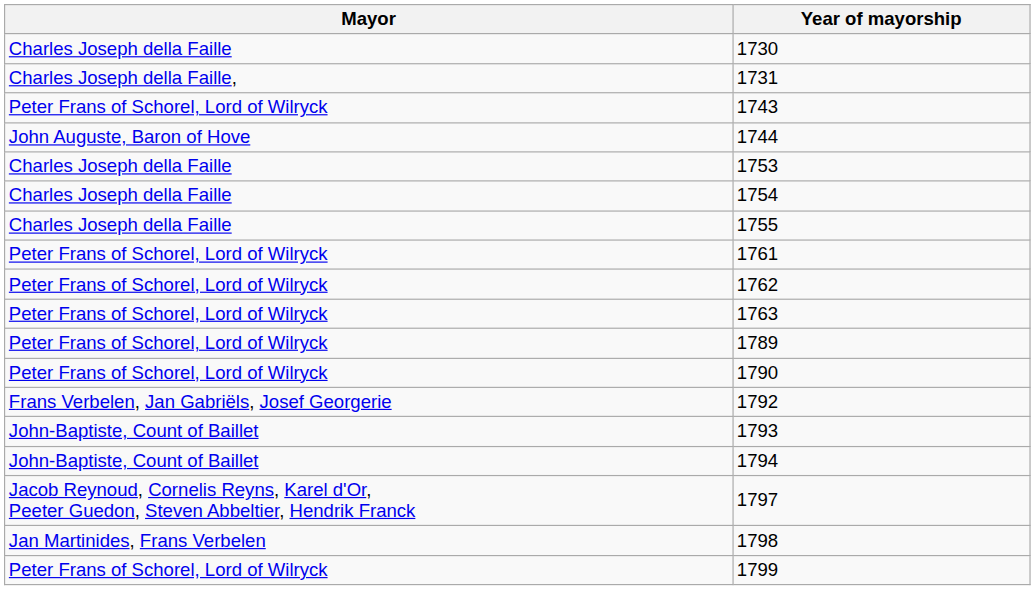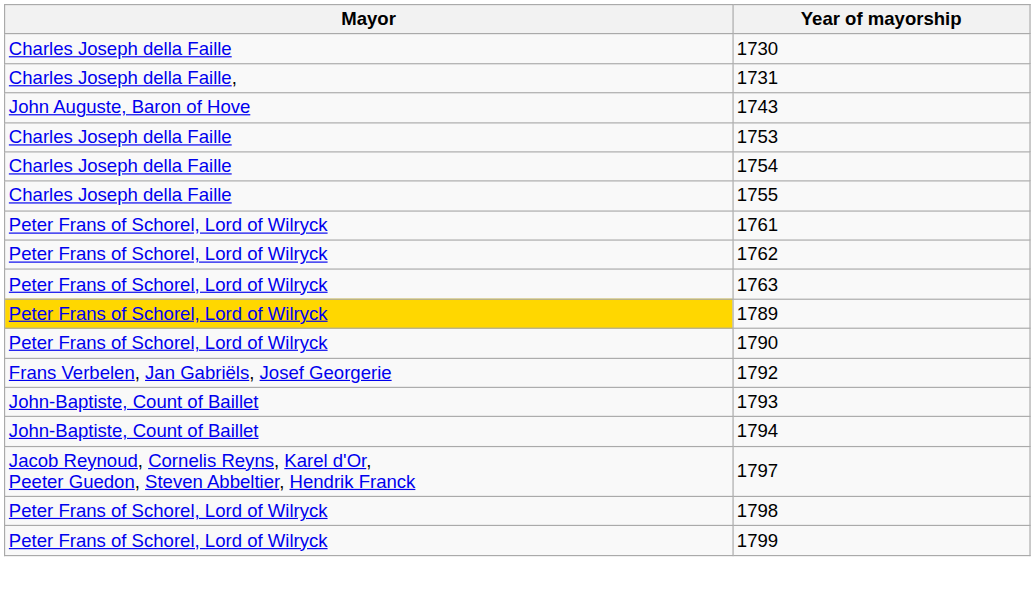(168, 107) Peter Frans of Schorel, Lord of Wilryck -> (130, 107) John Auguste, Baron of Hove
- row: (757, 136)
(168, 343) no background -> (168, 313) gold background
(137, 540) Jan Martinides, Frans Verbelen -> (168, 511) Peter Frans of Schorel, Lord of Wilryck
